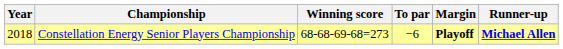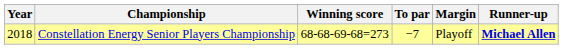(412, 34) −6 -> (412, 34) −7
(455, 34) bold -> (454, 34) normal
